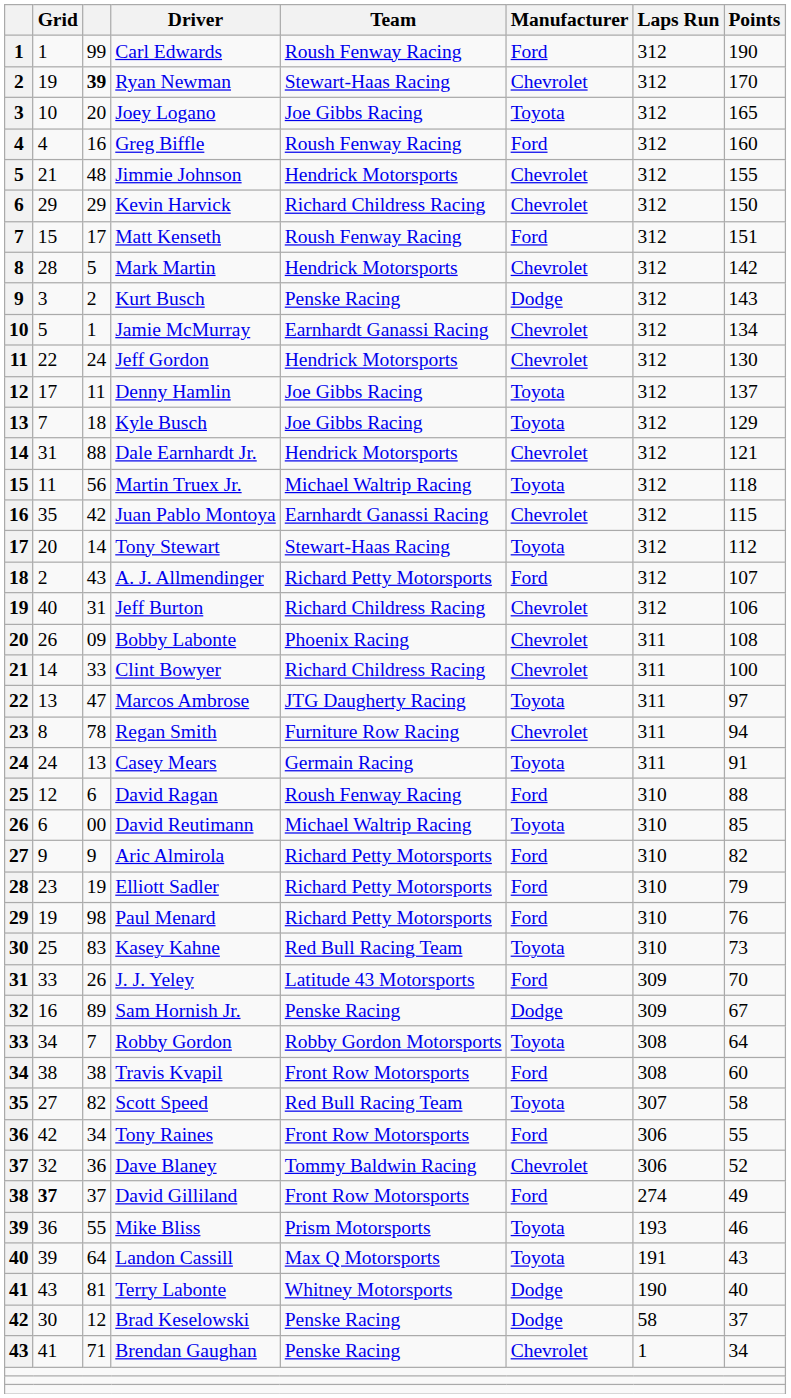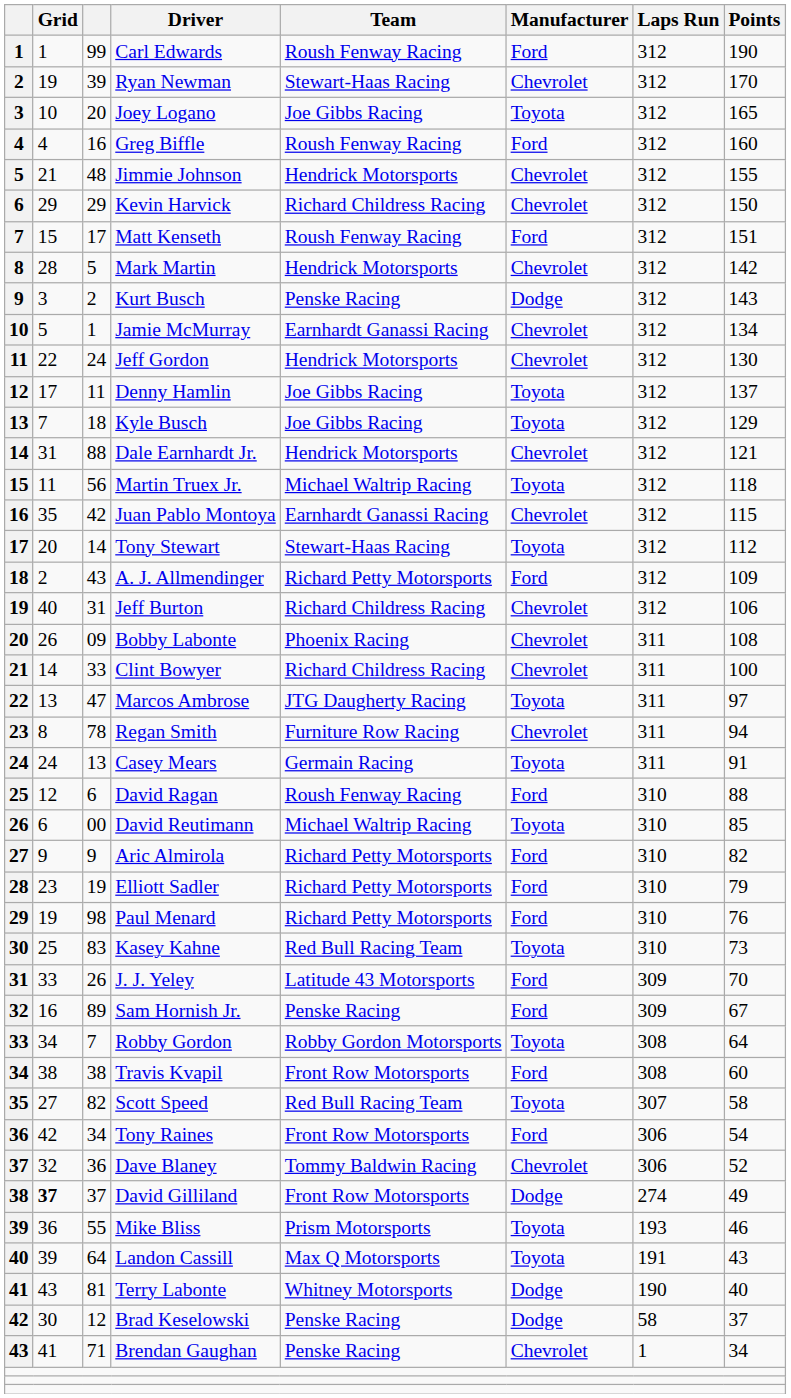(97, 81) bold -> (97, 81) normal
(743, 577) 107 -> (743, 577) 109
(537, 1010) Dodge -> (529, 1010) Ford
(738, 1134) 55 -> (738, 1134) 54
(529, 1196) Ford -> (537, 1196) Dodge
